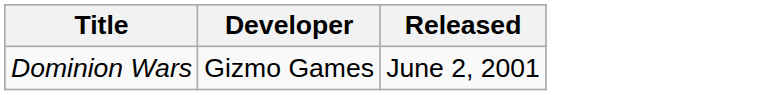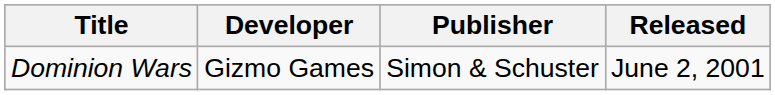+ column: (493, 25)
